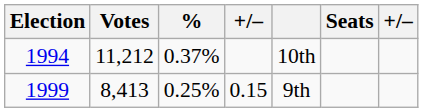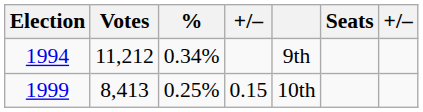(192, 55) 0.37% -> (192, 55) 0.34%
(296, 55) 10th -> (296, 55) 9th
(296, 90) 9th -> (296, 90) 10th
